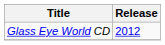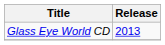(128, 31) 2012 -> (128, 31) 2013
